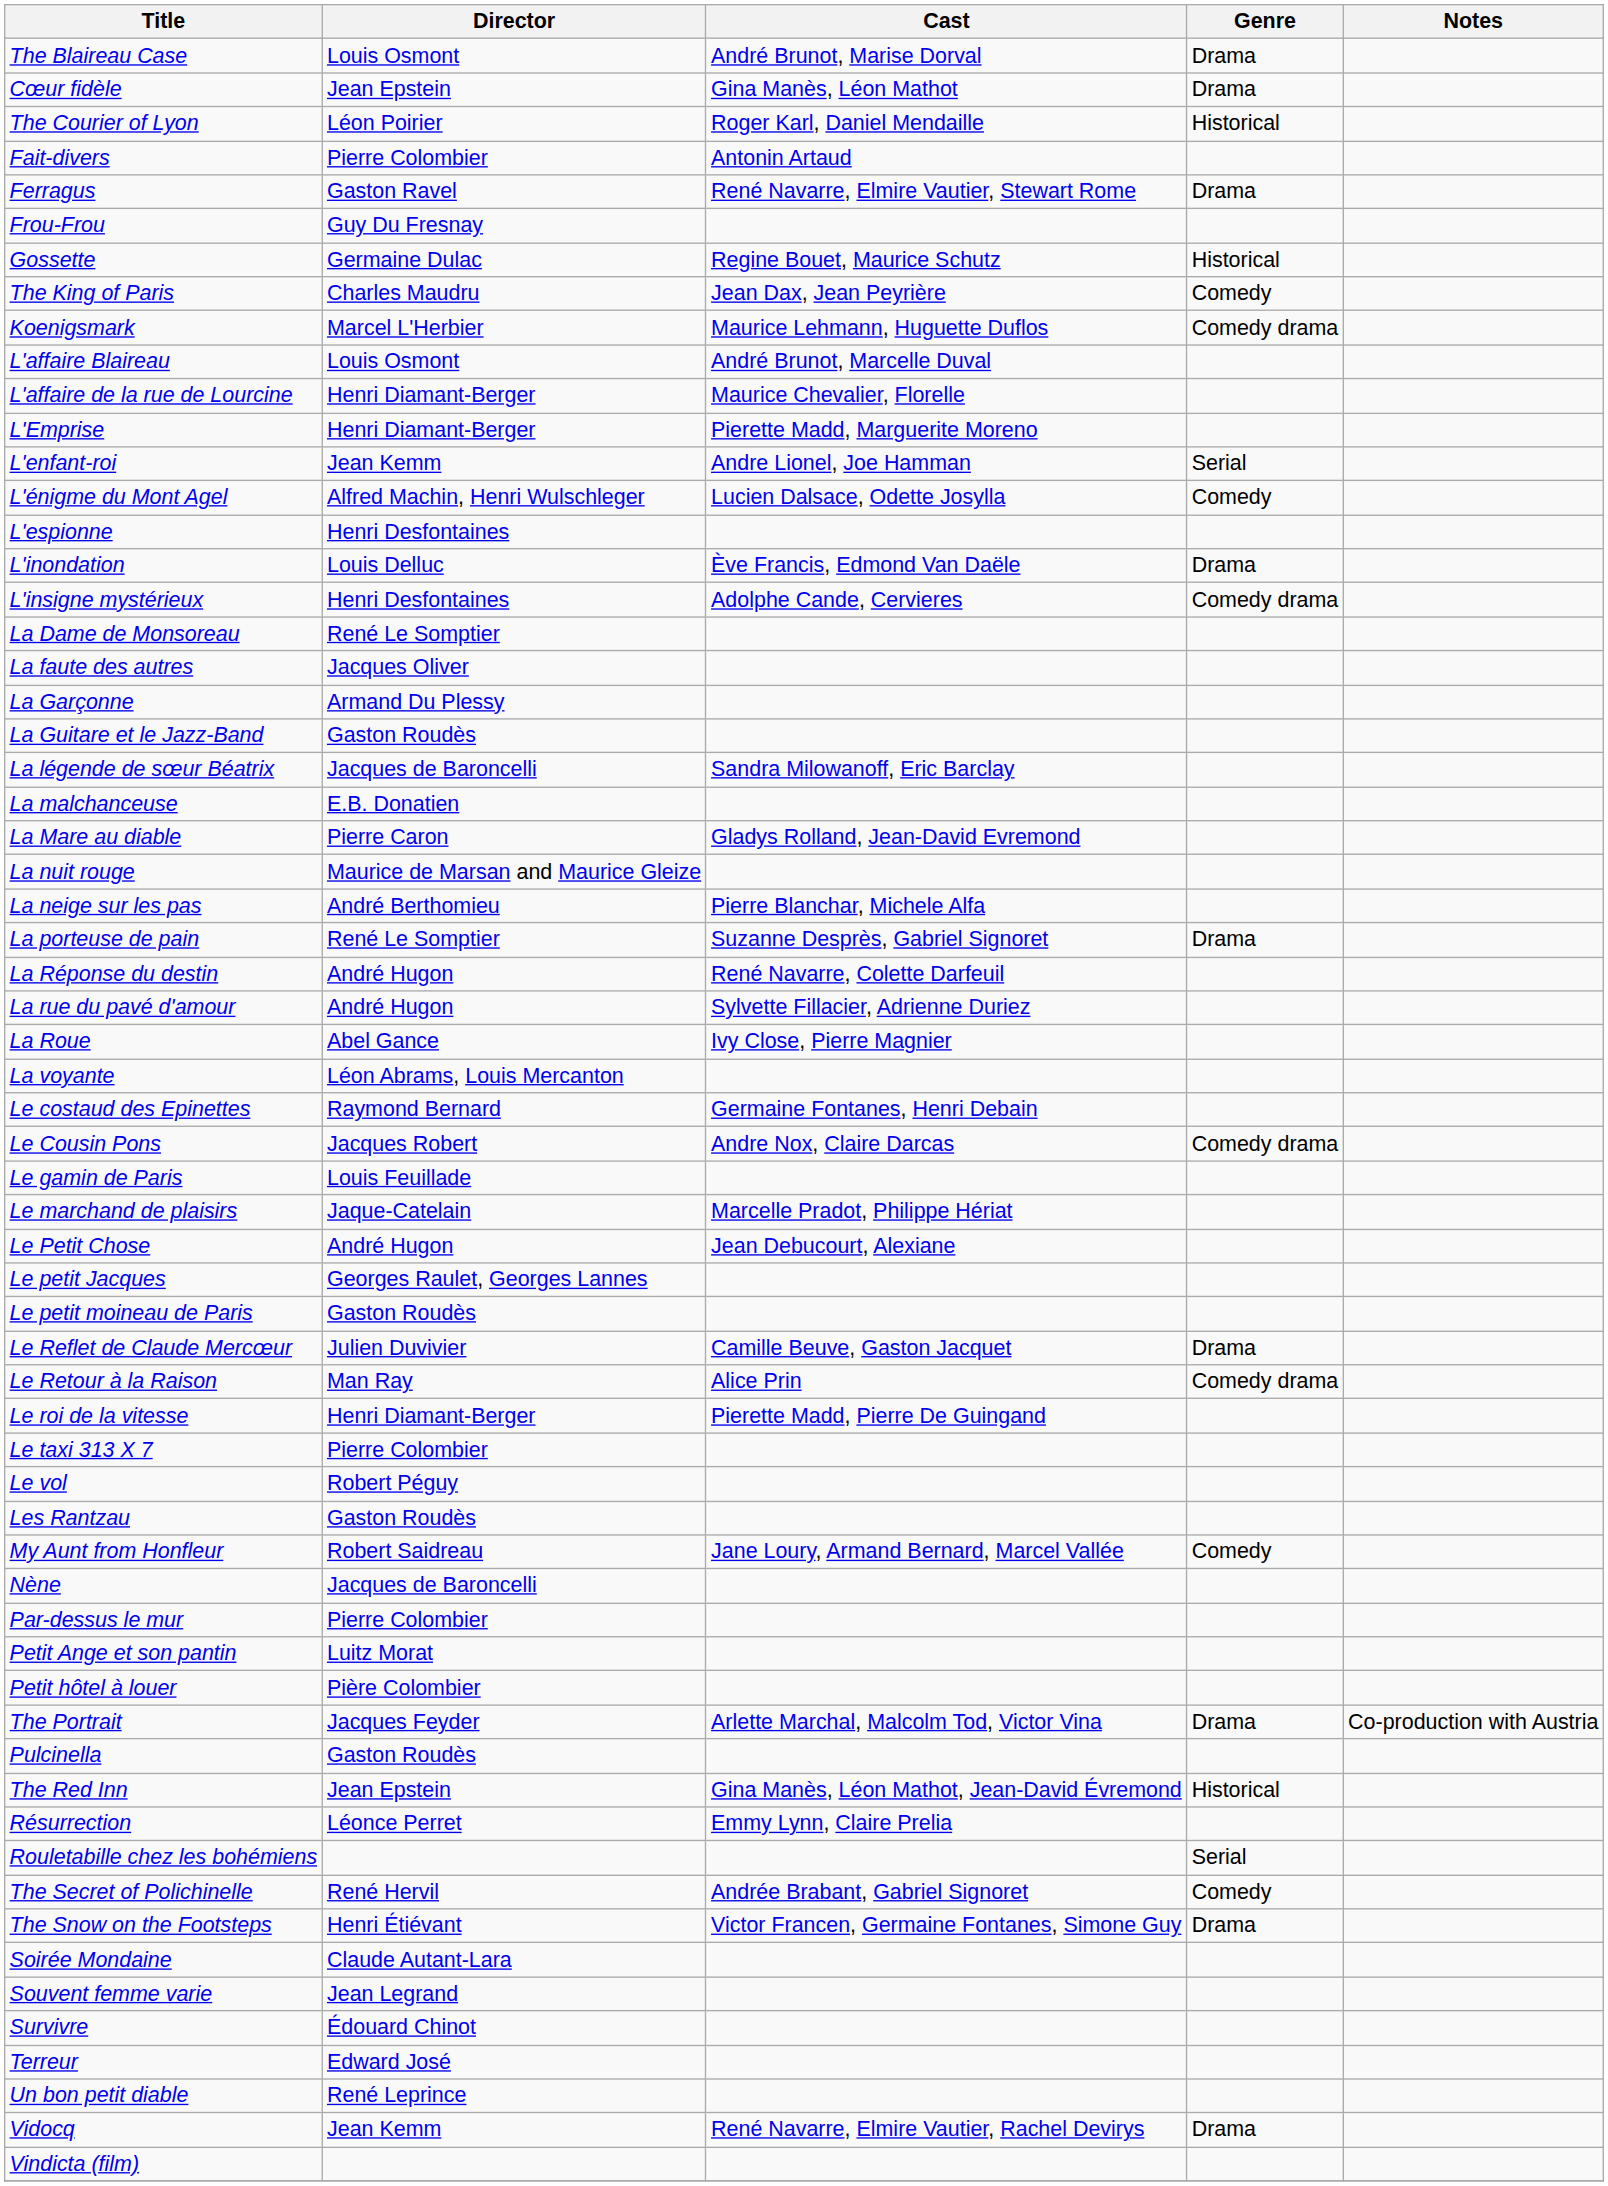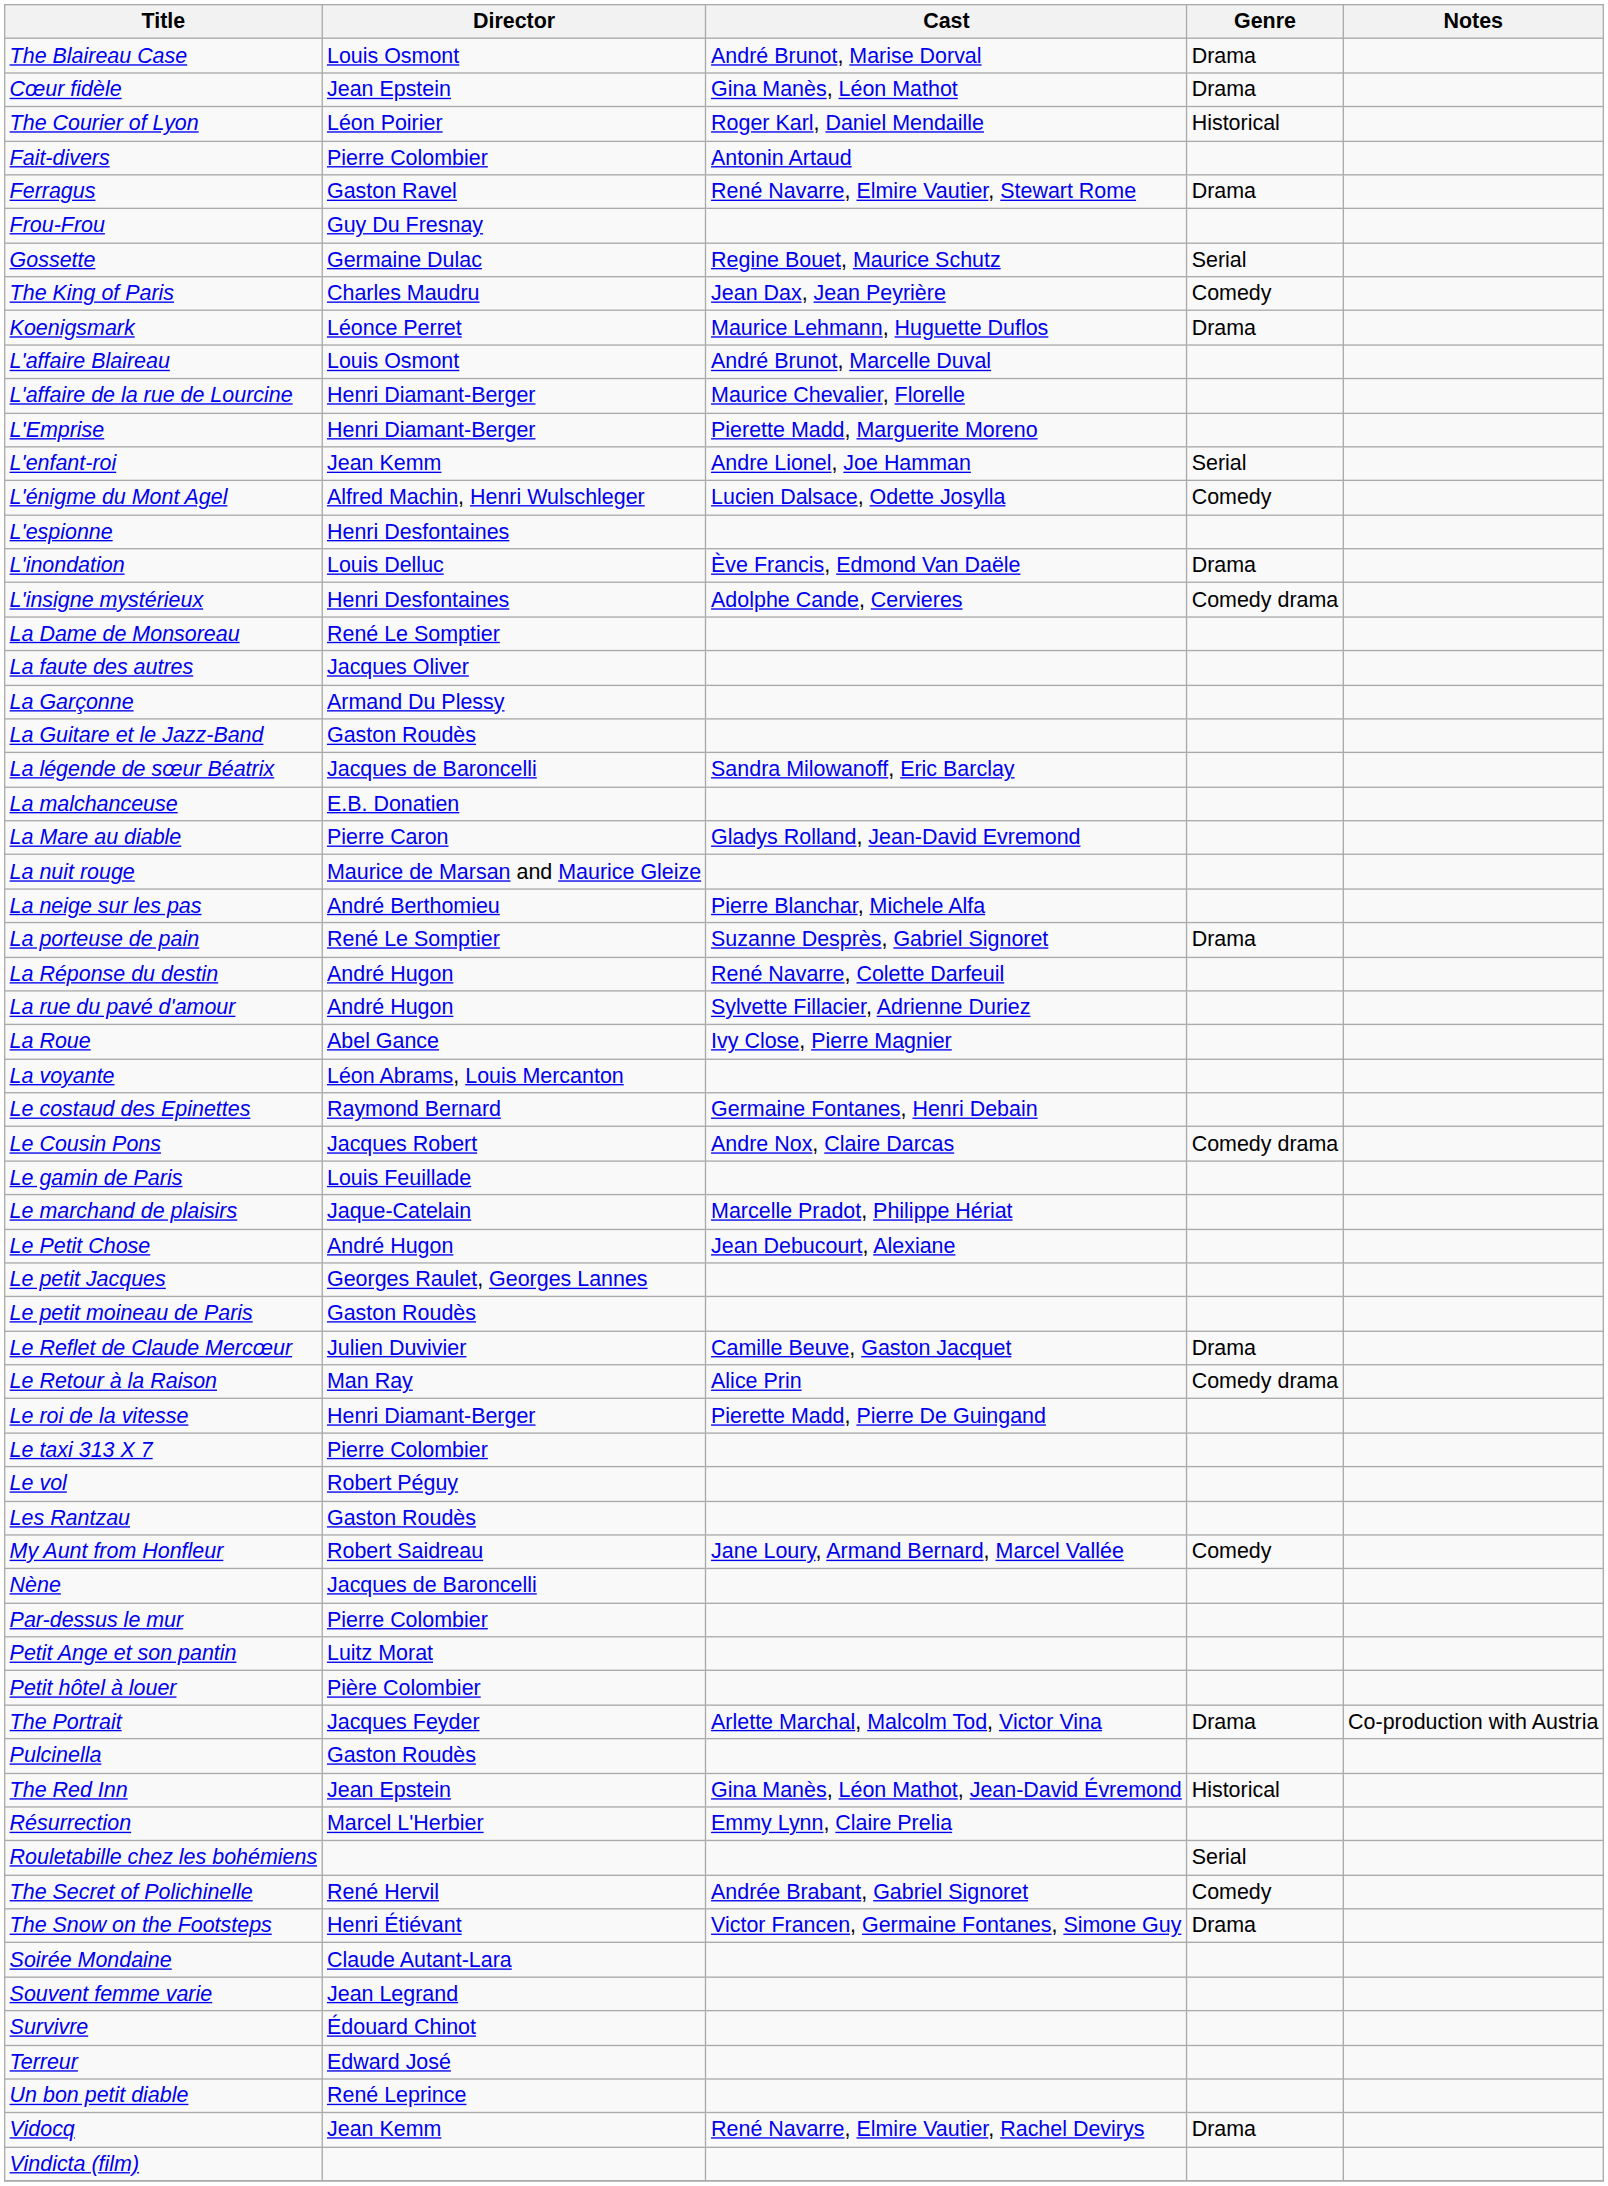(1236, 259) Historical -> (1219, 259) Serial
(405, 327) Marcel L'Herbier -> (394, 327) Léonce Perret
(1265, 327) Comedy drama -> (1224, 327) Drama
(394, 1823) Léonce Perret -> (405, 1823) Marcel L'Herbier
